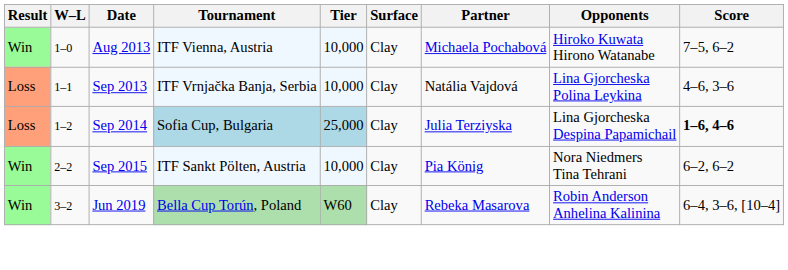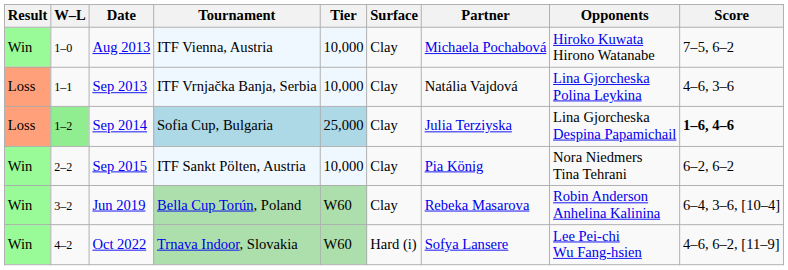(63, 127) no background -> (63, 127) lightgreen background
+ row: (119, 244)
